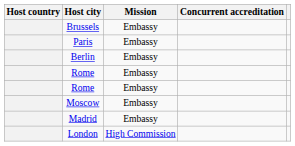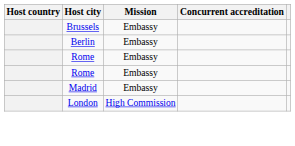- row: (83, 42)
- row: (83, 103)
